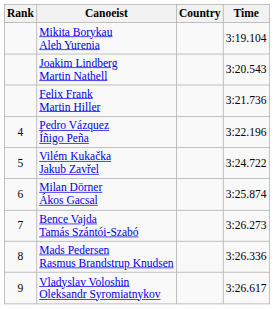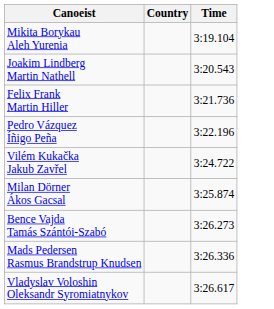- column: (20, 13)
